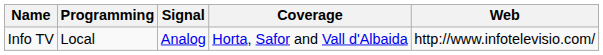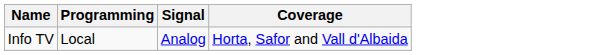- column: (505, 15)
